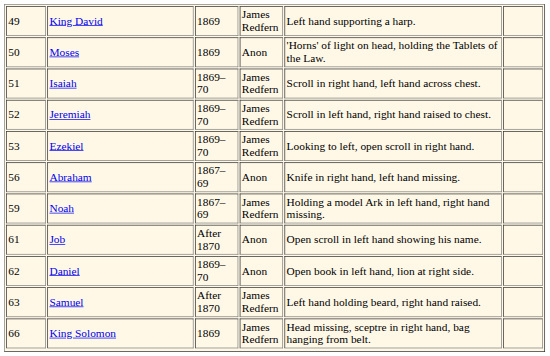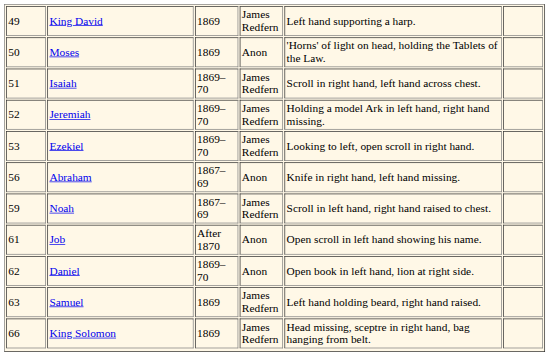(389, 114) Scroll in left hand, right hand raised to chest. -> (388, 114) Holding a model Ark in left hand, right hand missing.
(388, 208) Holding a model Ark in left hand, right hand missing. -> (389, 208) Scroll in left hand, right hand raised to chest.
(209, 302) After 1870 -> (208, 302) 1869
